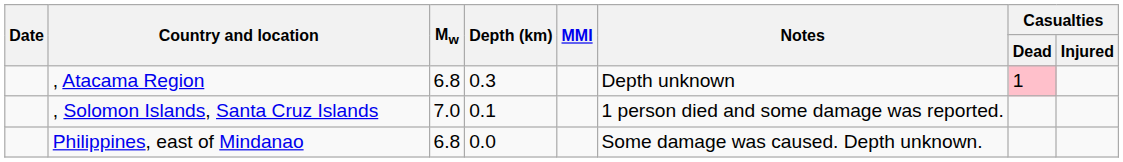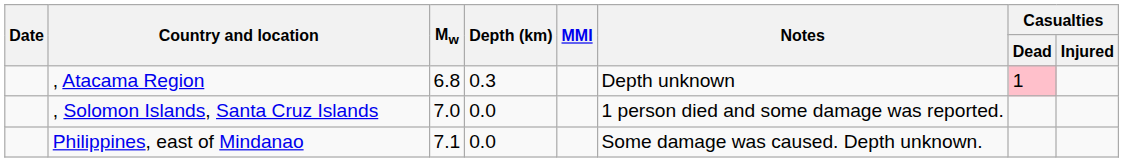(482, 111) 0.1 -> (482, 111) 0.0
(447, 141) 6.8 -> (447, 141) 7.1
